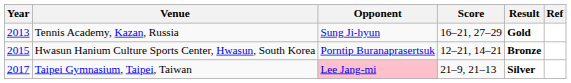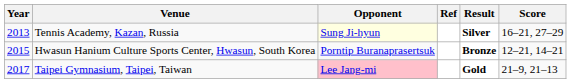columns swapped: (471, 14) <-> (555, 14)
(350, 32) no background -> (350, 32) lightyellow background
(519, 32) Gold -> (476, 32) Silver
(521, 69) Silver -> (474, 69) Gold
